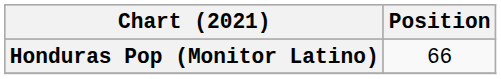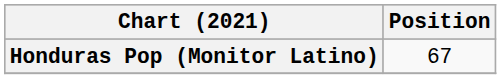(440, 57) 66 -> (440, 57) 67
